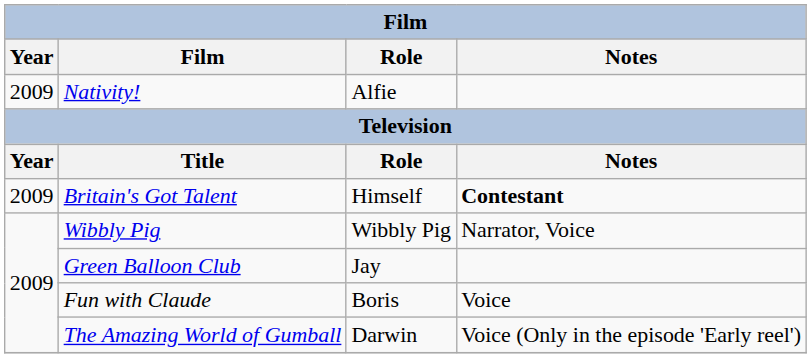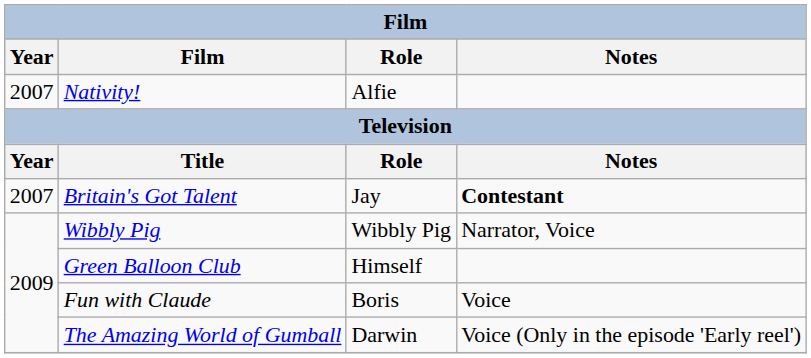(32, 91) 2009 -> (32, 91) 2007
(32, 195) 2009 -> (32, 195) 2007
(387, 195) Himself -> (366, 195) Jay
(366, 265) Jay -> (387, 265) Himself
